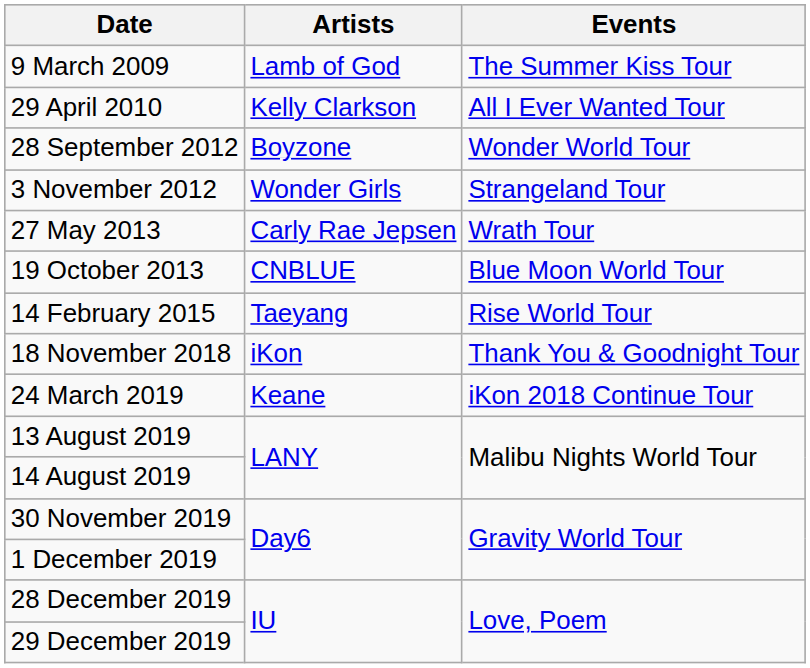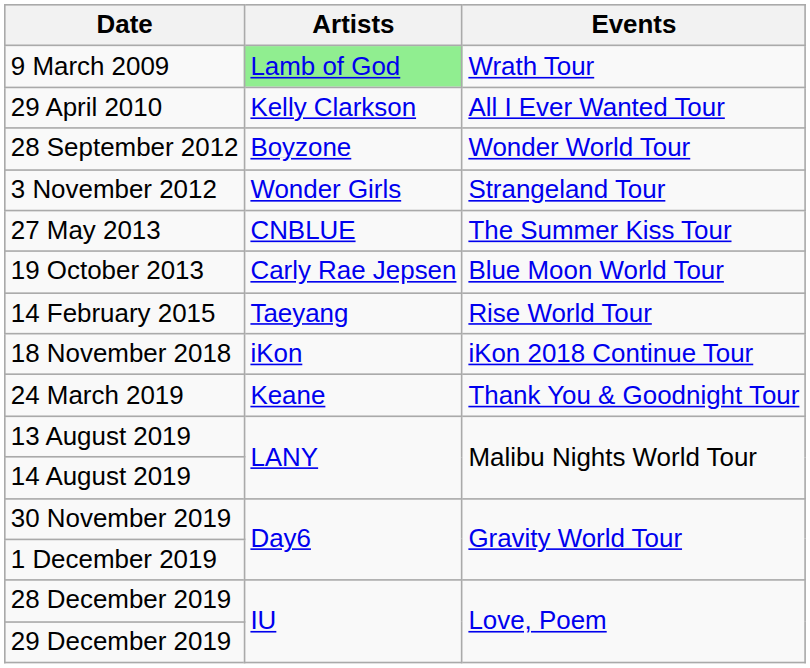(325, 66) no background -> (325, 66) lightgreen background
(600, 66) The Summer Kiss Tour -> (531, 66) Wrath Tour
(353, 230) Carly Rae Jepsen -> (303, 230) CNBLUE
(531, 230) Wrath Tour -> (600, 230) The Summer Kiss Tour
(303, 271) CNBLUE -> (353, 271) Carly Rae Jepsen
(634, 353) Thank You & Goodnight Tour -> (611, 353) iKon 2018 Continue Tour
(611, 395) iKon 2018 Continue Tour -> (634, 395) Thank You & Goodnight Tour
